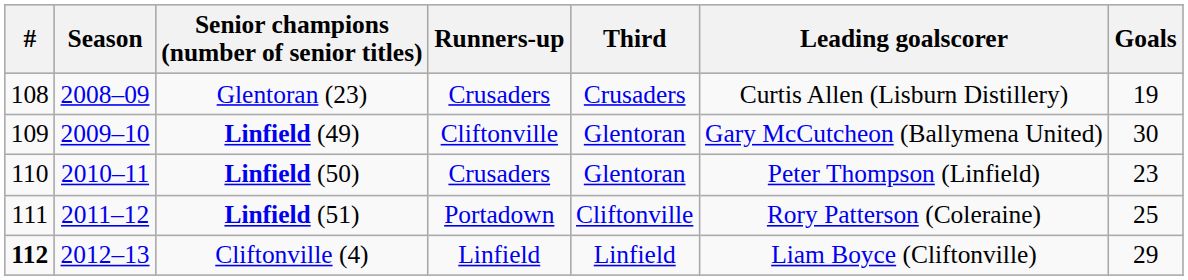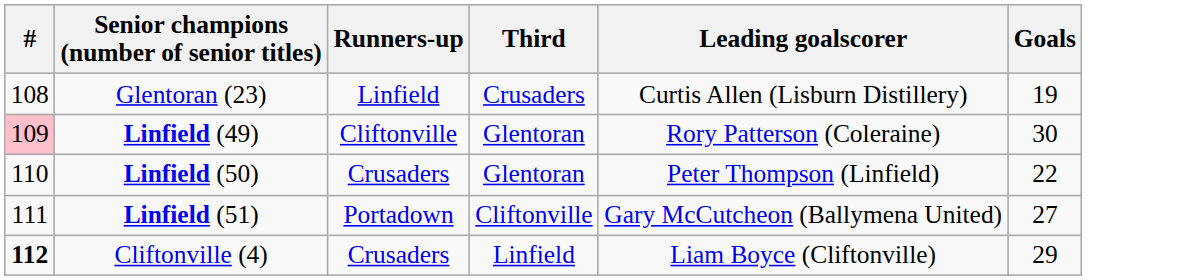- column: (105, 38)
(499, 93) Crusaders -> (399, 93) Linfield
(30, 133) no background -> (30, 133) pink background
(904, 133) Gary McCutcheon (Ballymena United) -> (803, 133) Rory Patterson (Coleraine)
(1146, 174) 23 -> (1045, 174) 22
(904, 214) Rory Patterson (Coleraine) -> (803, 214) Gary McCutcheon (Ballymena United)
(1146, 214) 25 -> (1045, 214) 27
(499, 255) Linfield -> (399, 255) Crusaders
